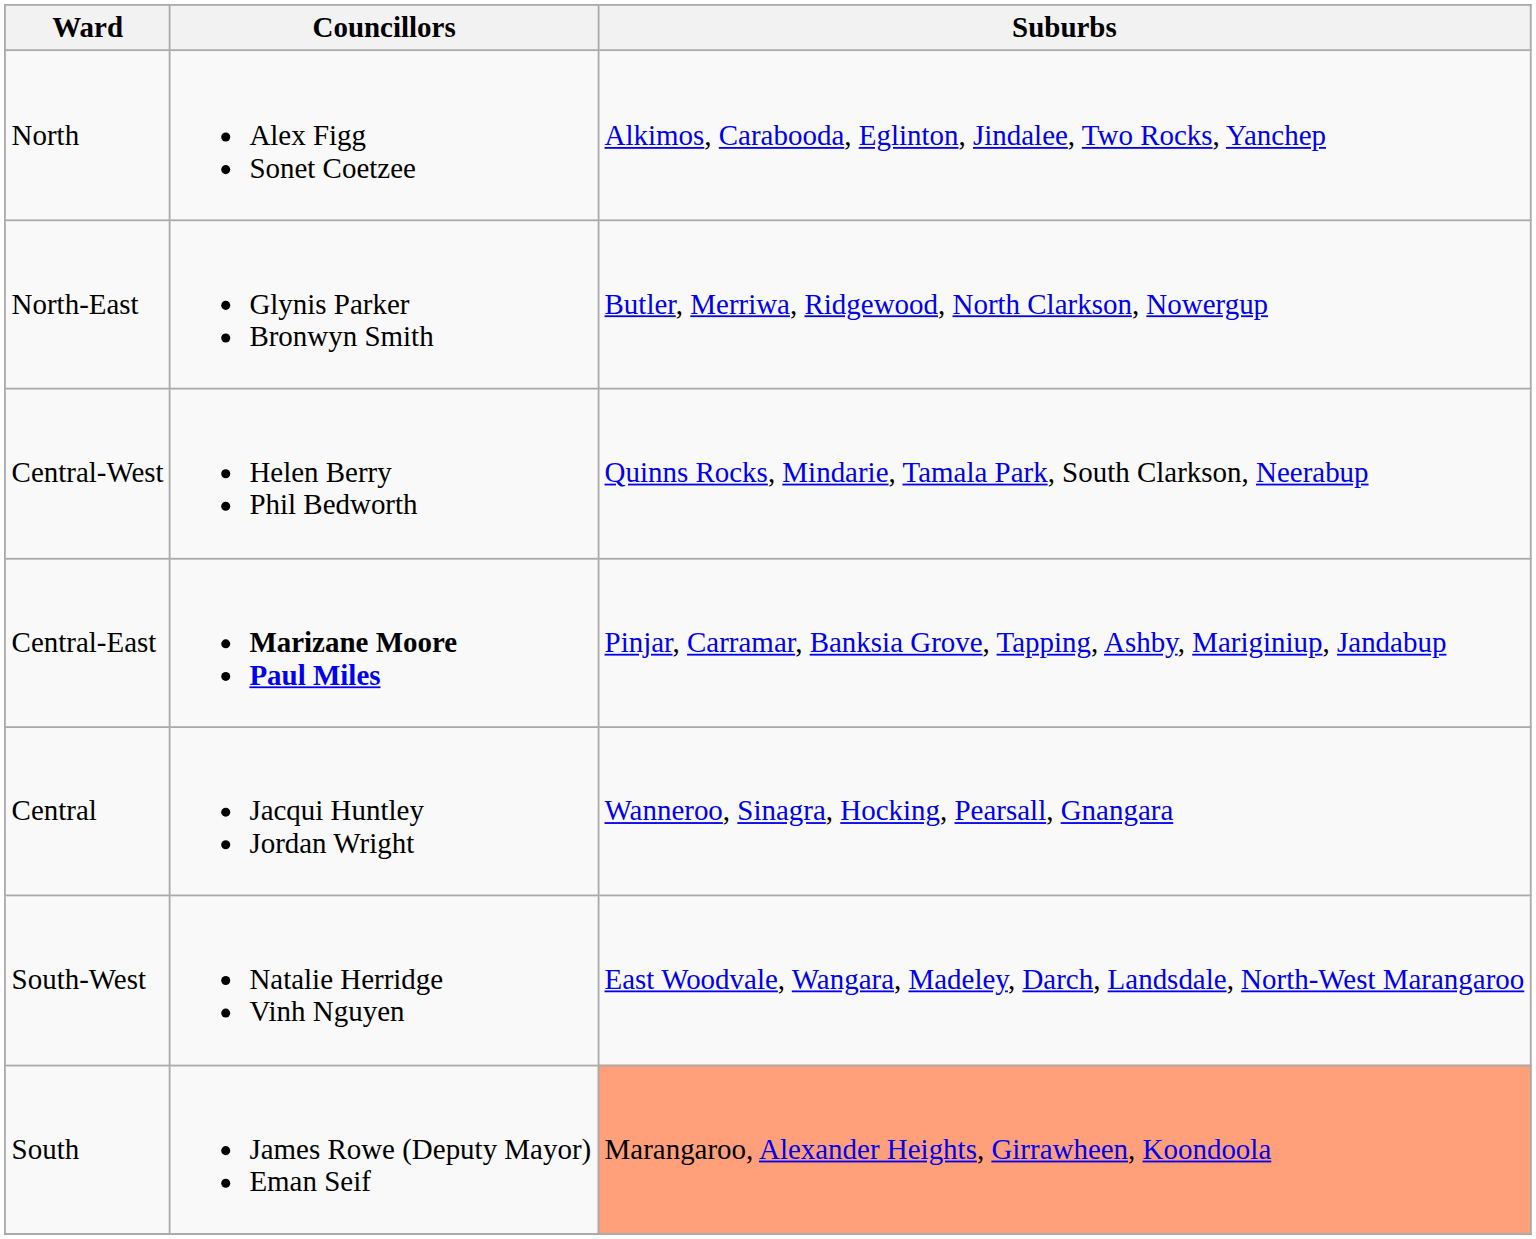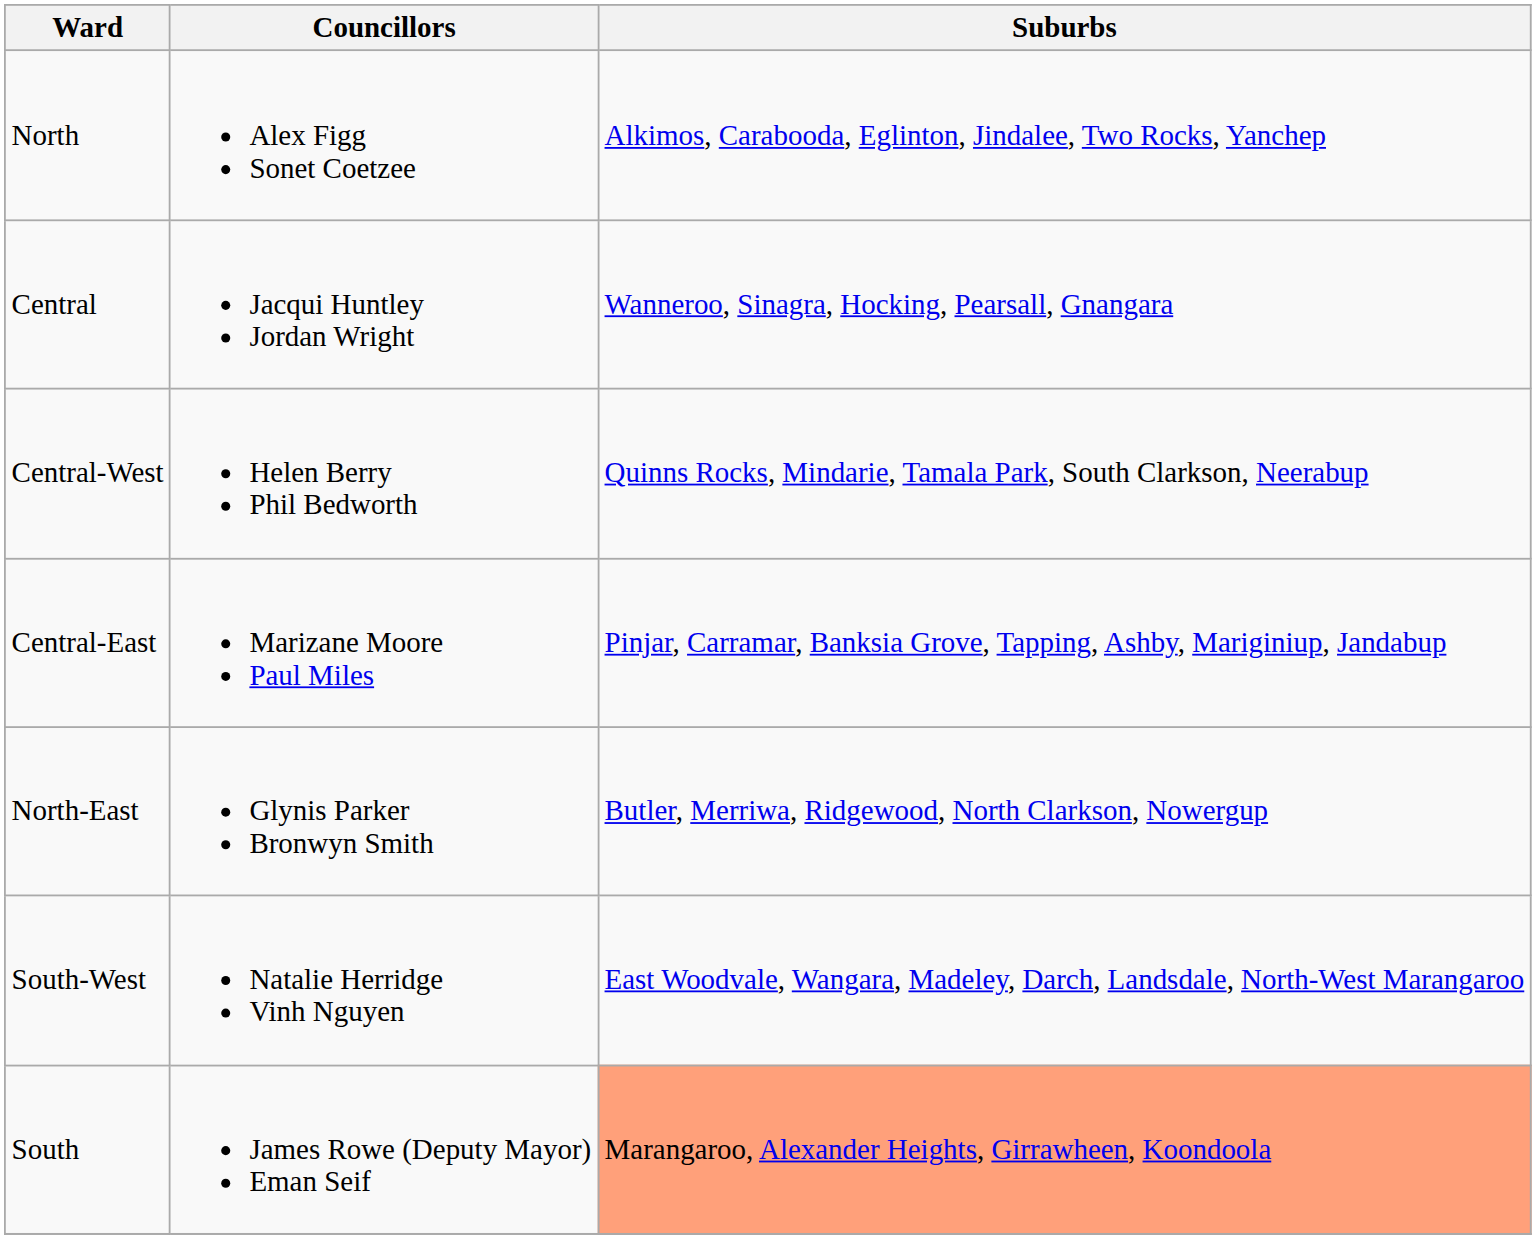rows swapped: (75, 303) <-> (54, 810)
(384, 659) bold -> (384, 659) normal
